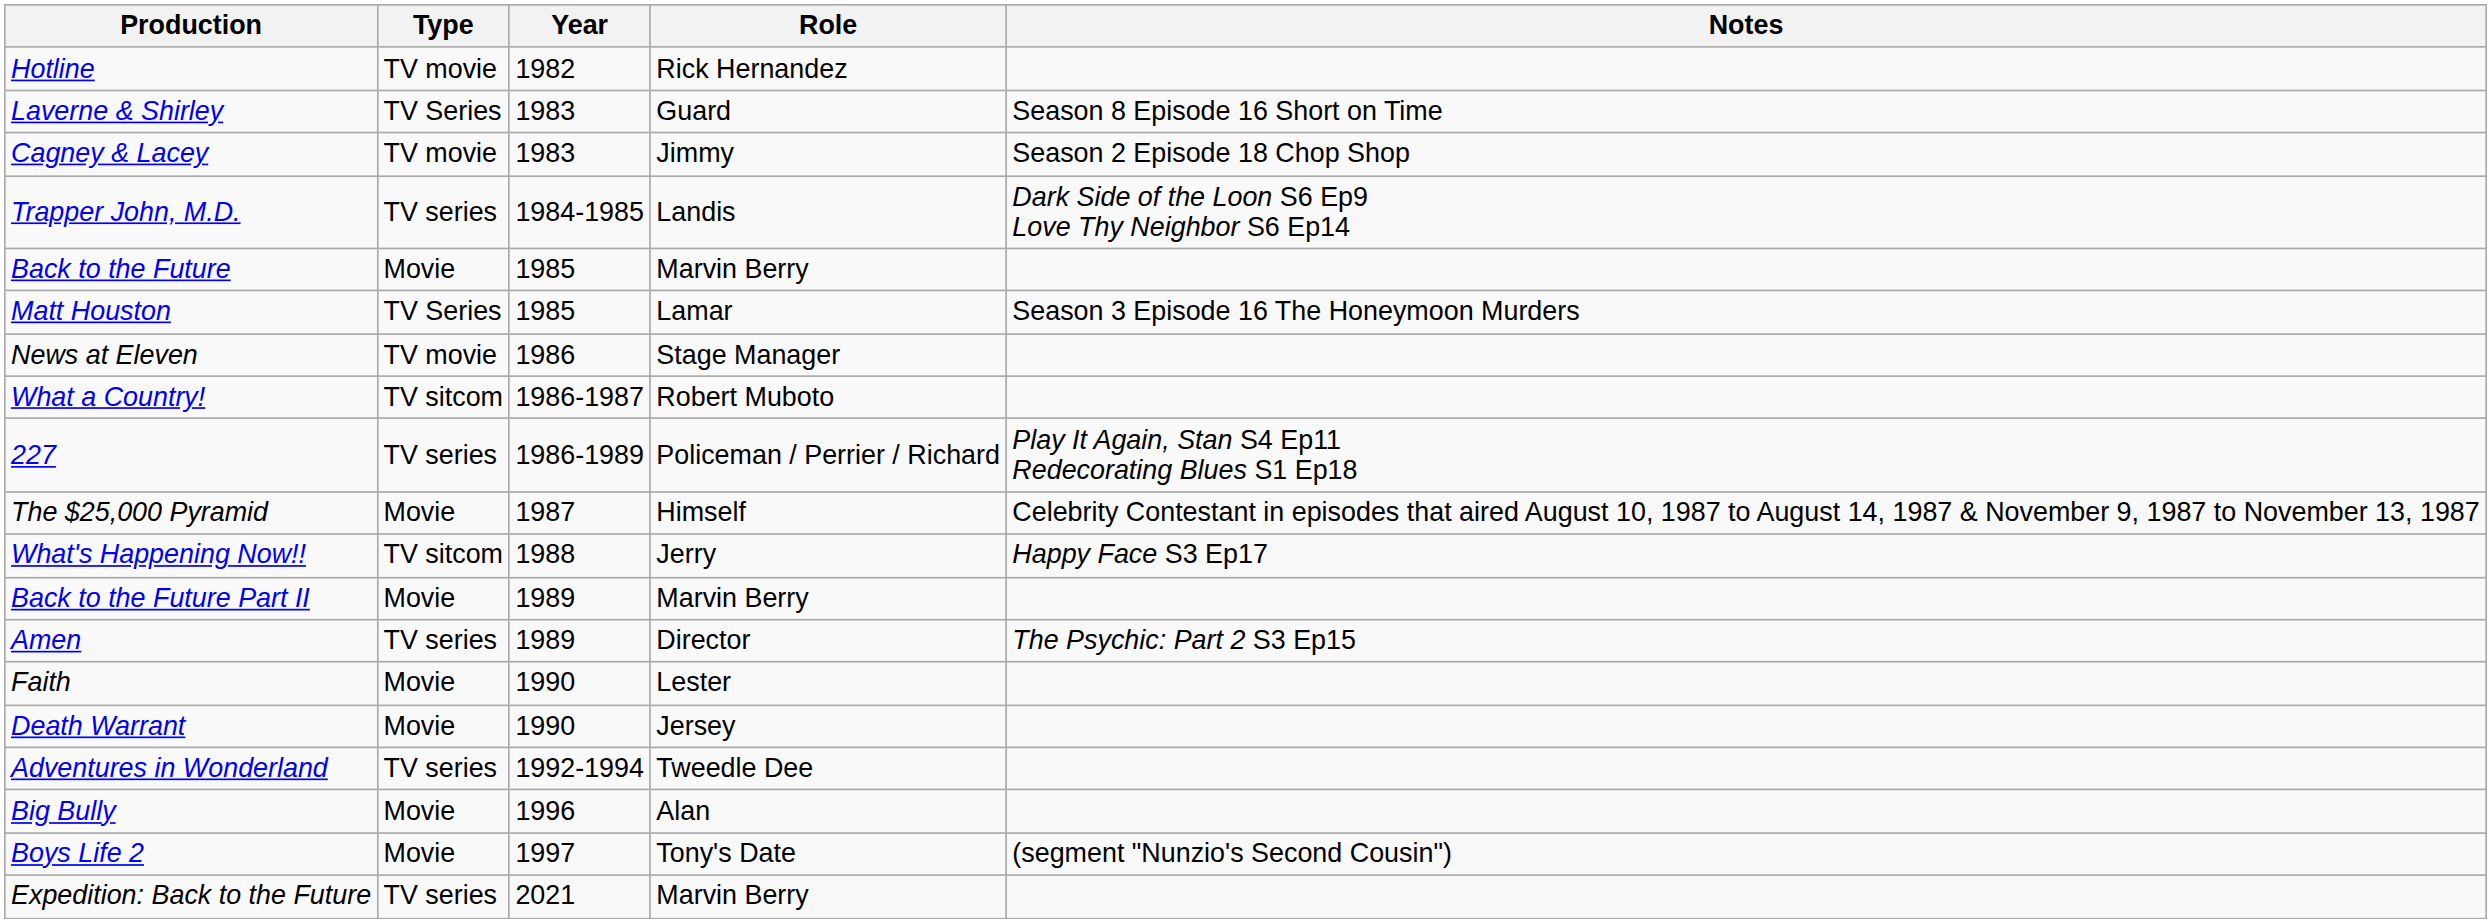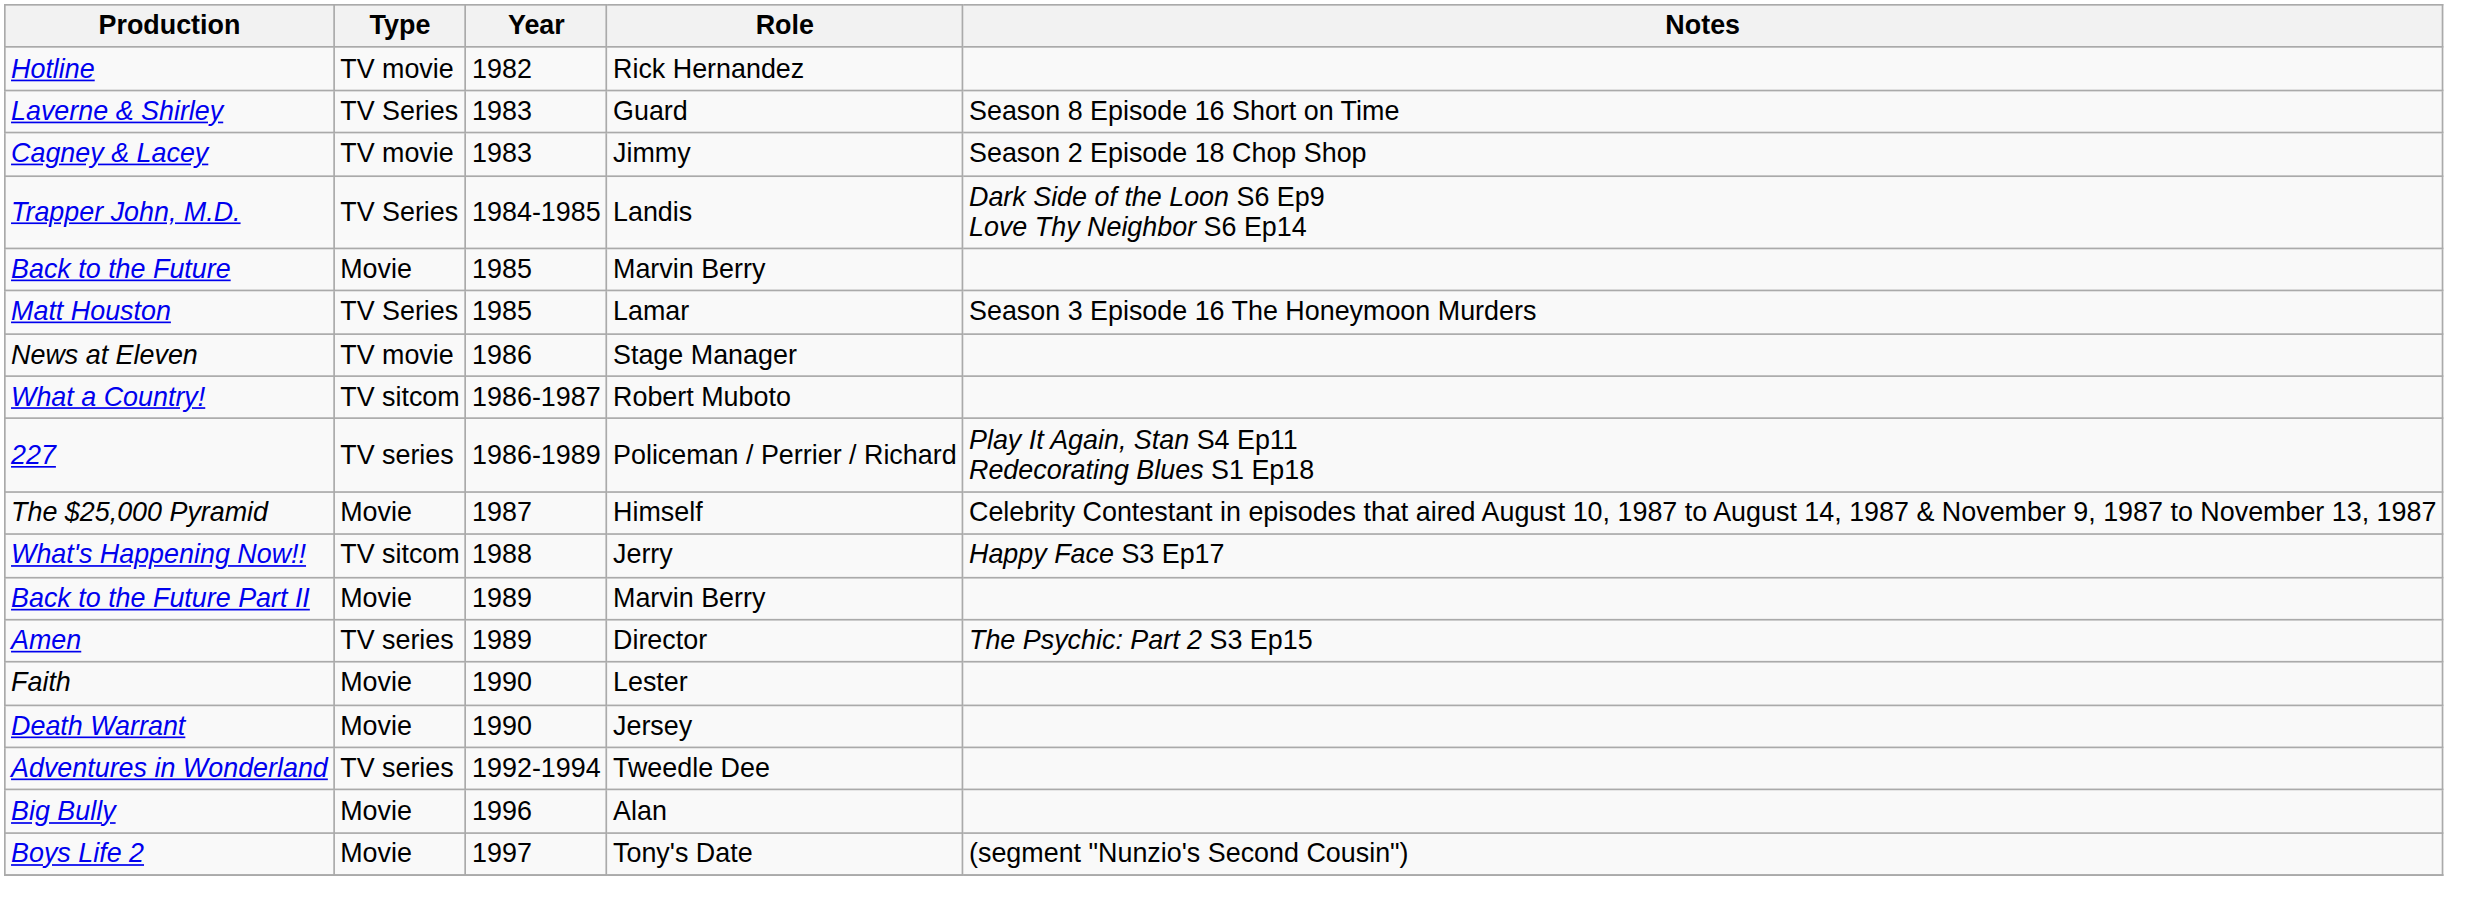(440, 211) TV series -> (399, 211) TV Series
- row: (191, 896)
